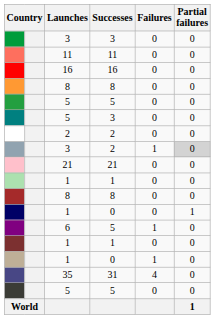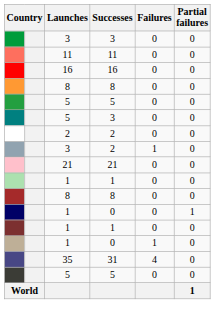(192, 149) lightgrey background -> (192, 149) no background
- row: (67, 228)
